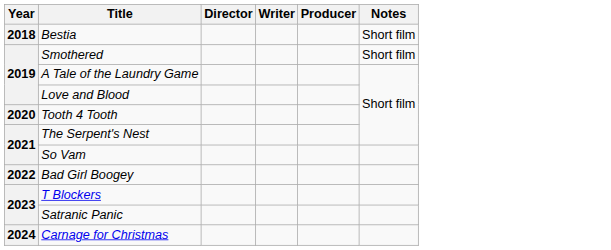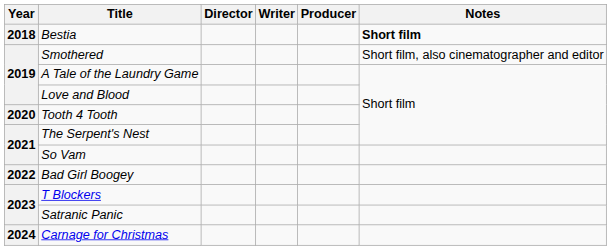(389, 34) normal -> (391, 34) bold
(389, 54) Short film -> (483, 54) Short film, also cinematographer and editor
